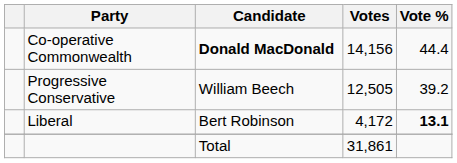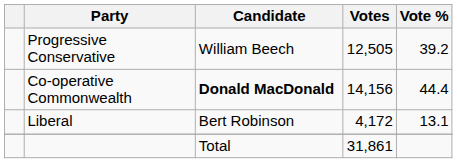rows swapped: (80, 48) <-> (71, 89)
(434, 121) bold -> (434, 121) normal
